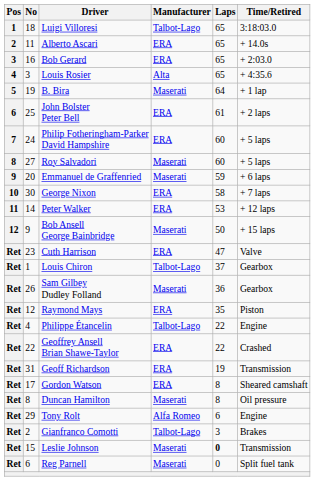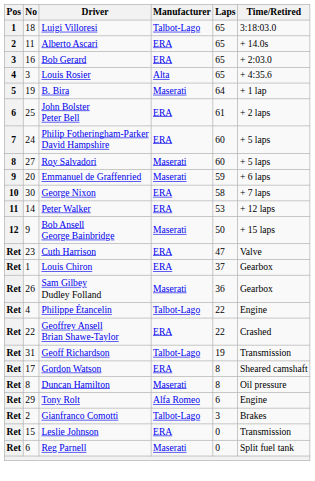(177, 267) Talbot-Lago -> (163, 267) ERA
- row: (72, 310)
(163, 369) ERA -> (177, 353) Talbot-Lago
(170, 448) Maserati -> (163, 432) ERA
(218, 448) bold -> (218, 432) normal
